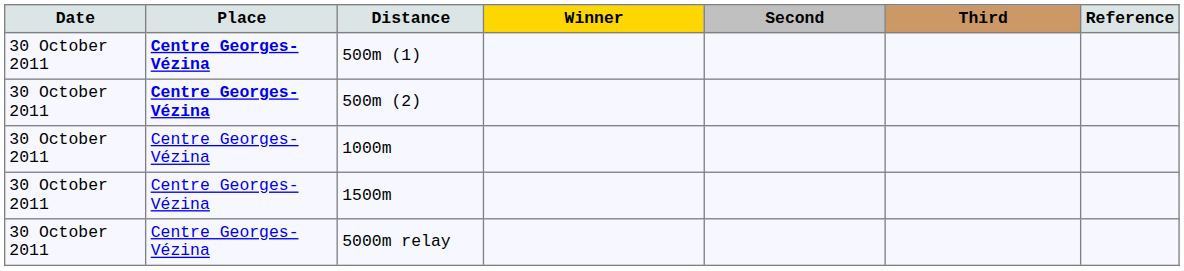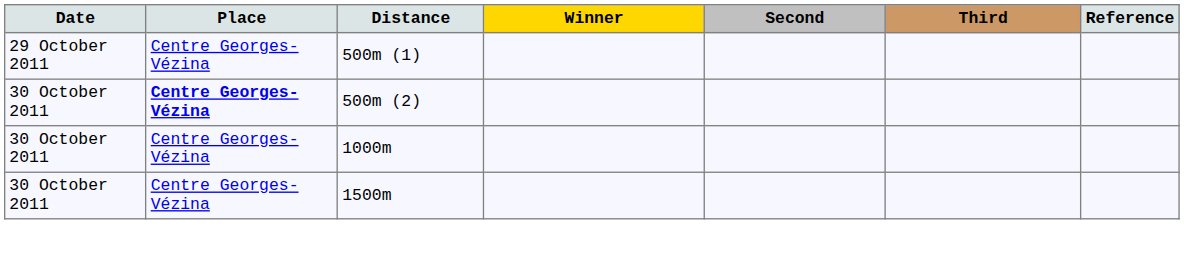(59, 56) 30 October 2011 -> (59, 56) 29 October 2011
(225, 56) bold -> (225, 56) normal
- row: (396, 242)
